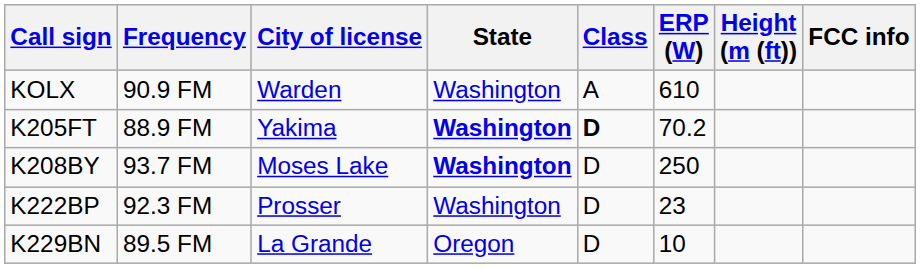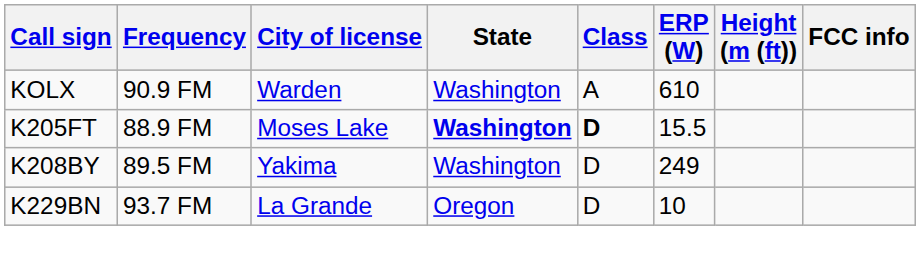(297, 128) Yakima -> (323, 128) Moses Lake
(683, 128) 70.2 -> (683, 128) 15.5
(168, 166) 93.7 FM -> (168, 166) 89.5 FM
(323, 166) Moses Lake -> (297, 166) Yakima
(502, 166) bold -> (497, 166) normal
(679, 166) 250 -> (679, 166) 249
- row: (55, 205)
(168, 243) 89.5 FM -> (168, 205) 93.7 FM
